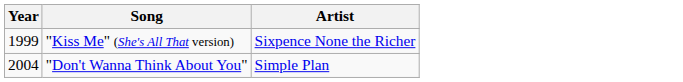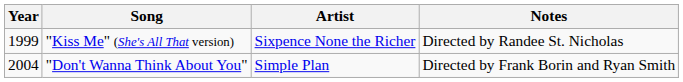+ column: (549, 16)
